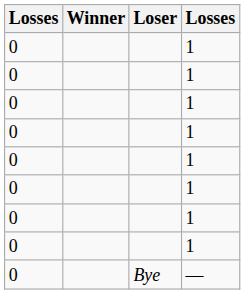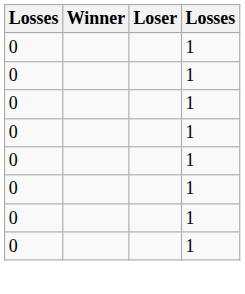- row: (147, 274)
